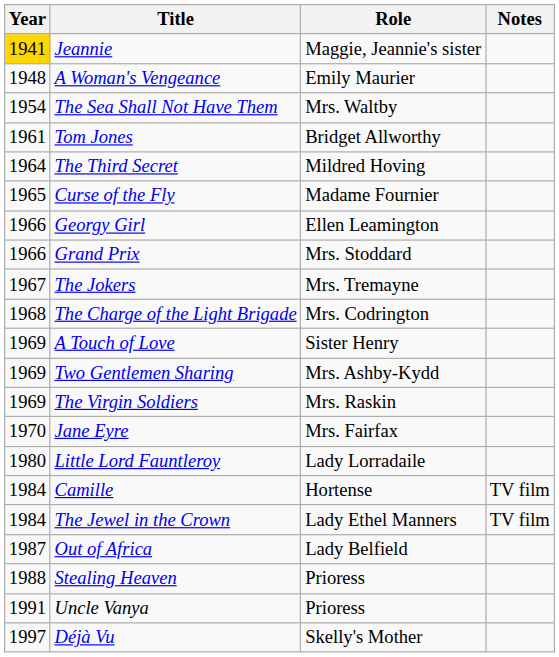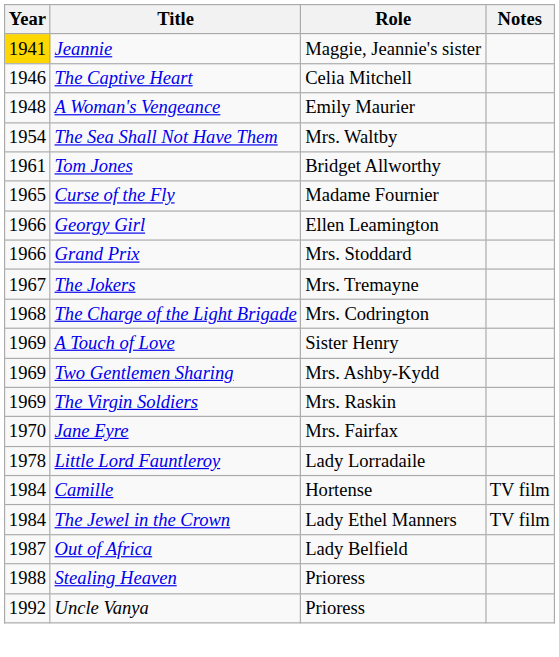+ row: (124, 78)
- row: (116, 166)
(27, 460) 1980 -> (27, 460) 1978
(27, 607) 1991 -> (27, 607) 1992
- row: (85, 637)
